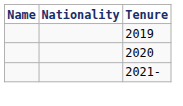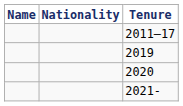+ row: (150, 33)
